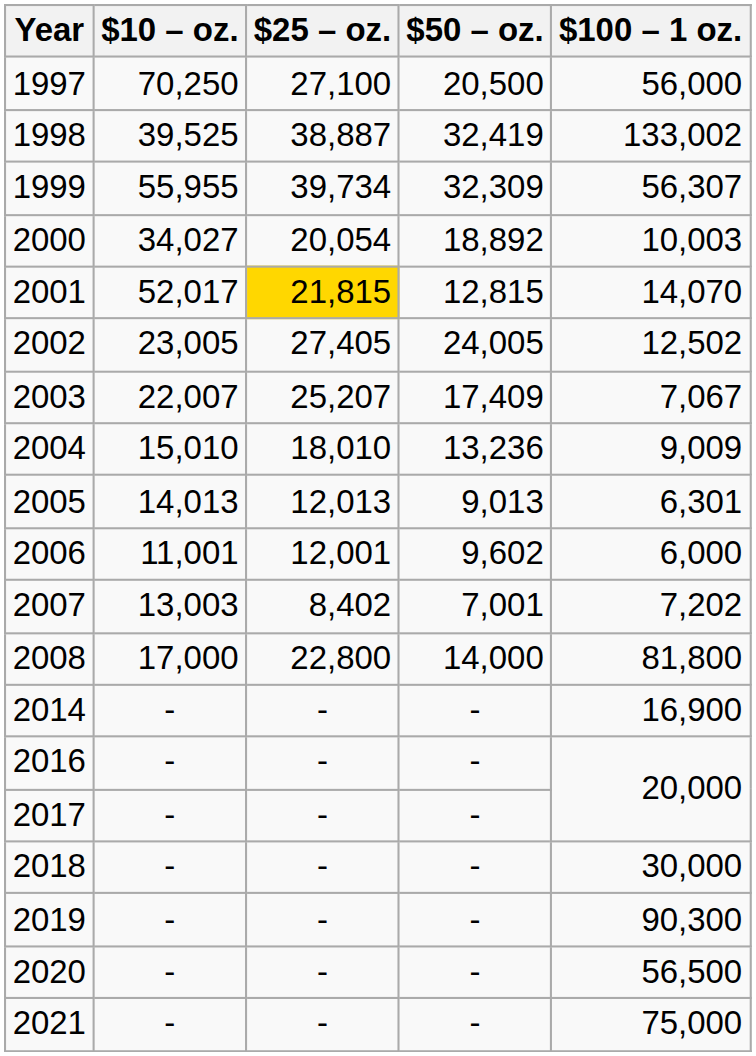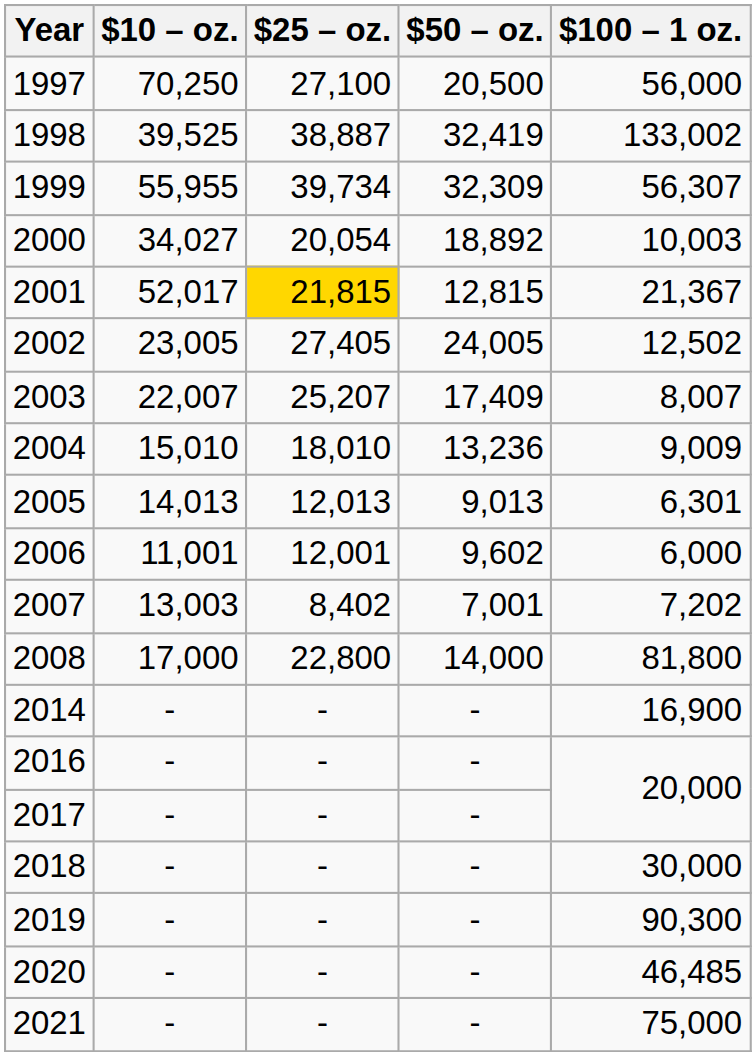(692, 291) 14,070 -> (692, 291) 21,367
(701, 396) 7,067 -> (701, 396) 8,007
(692, 971) 56,500 -> (692, 971) 46,485
